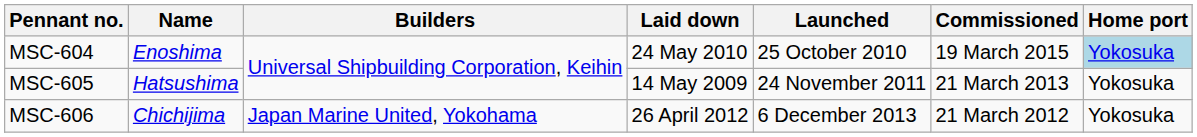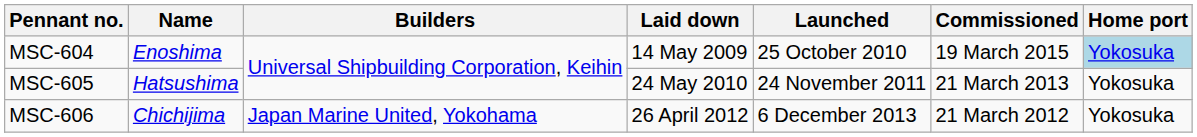(689, 52) 24 May 2010 -> (689, 52) 14 May 2009
(689, 83) 14 May 2009 -> (689, 83) 24 May 2010
